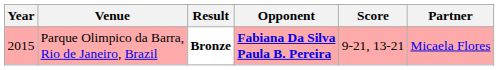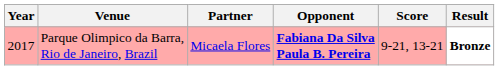columns swapped: (450, 15) <-> (211, 15)
(21, 45) 2015 -> (21, 45) 2017
